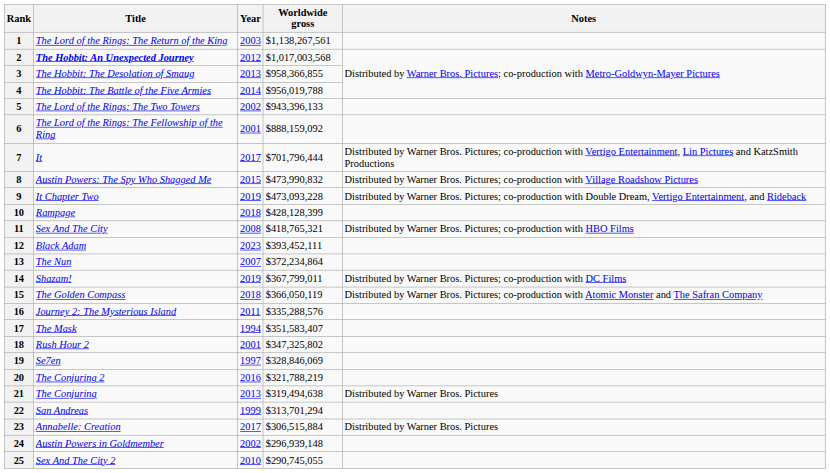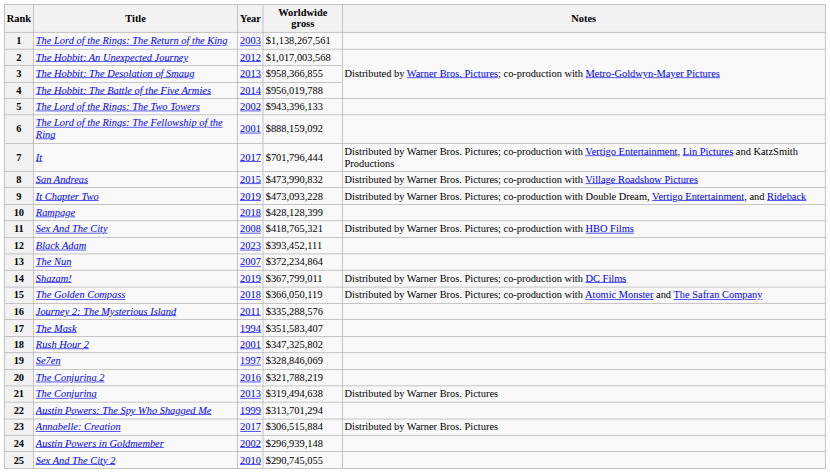(115, 57) bold -> (112, 57) normal
(124, 179) Austin Powers: The Spy Who Shagged Me -> (62, 179) San Andreas
(62, 410) San Andreas -> (124, 410) Austin Powers: The Spy Who Shagged Me
